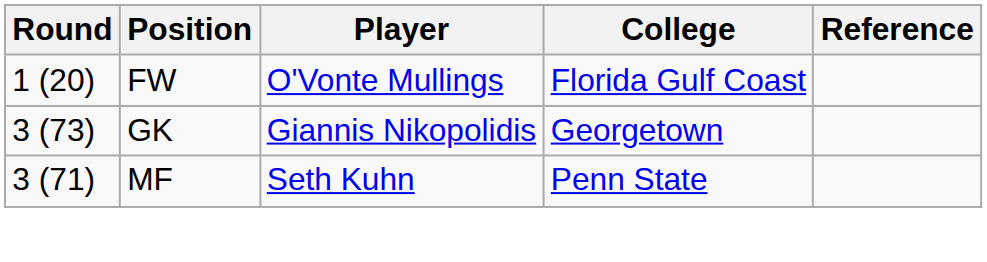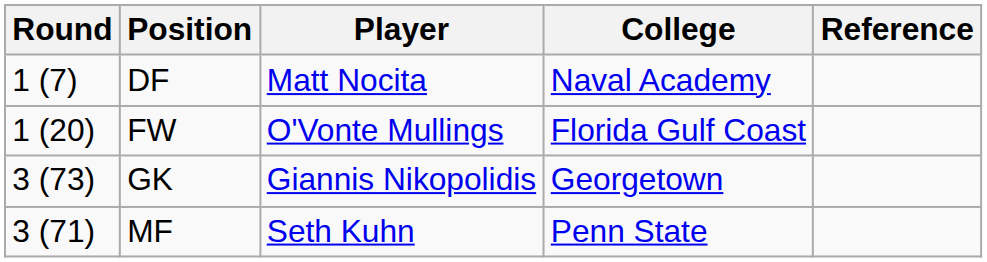+ row: (148, 79)
